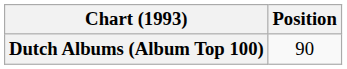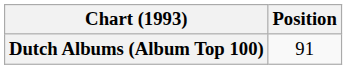(305, 49) 90 -> (305, 49) 91
